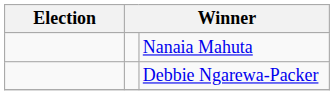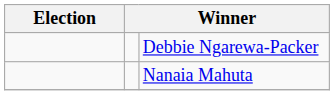rows swapped: (198, 47) <-> (231, 75)
